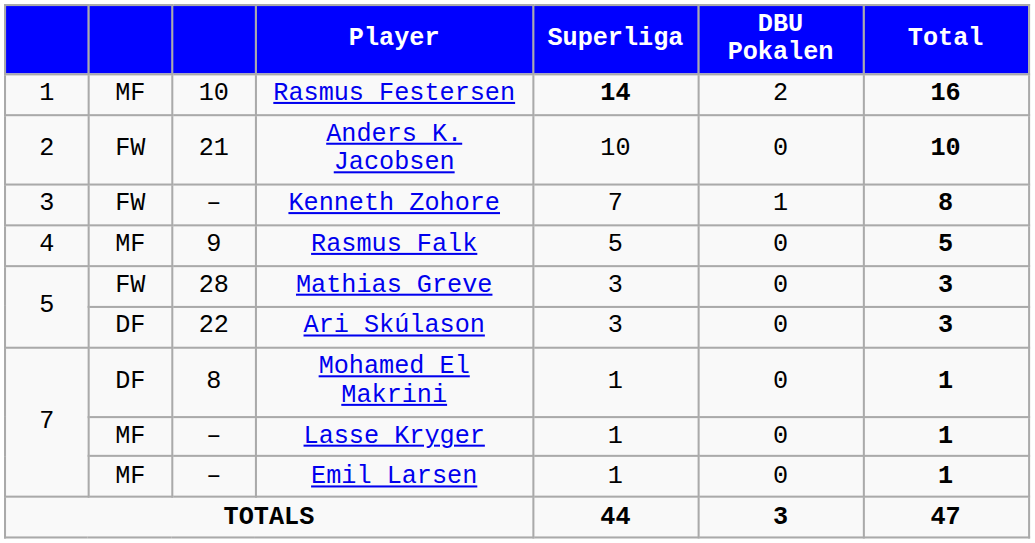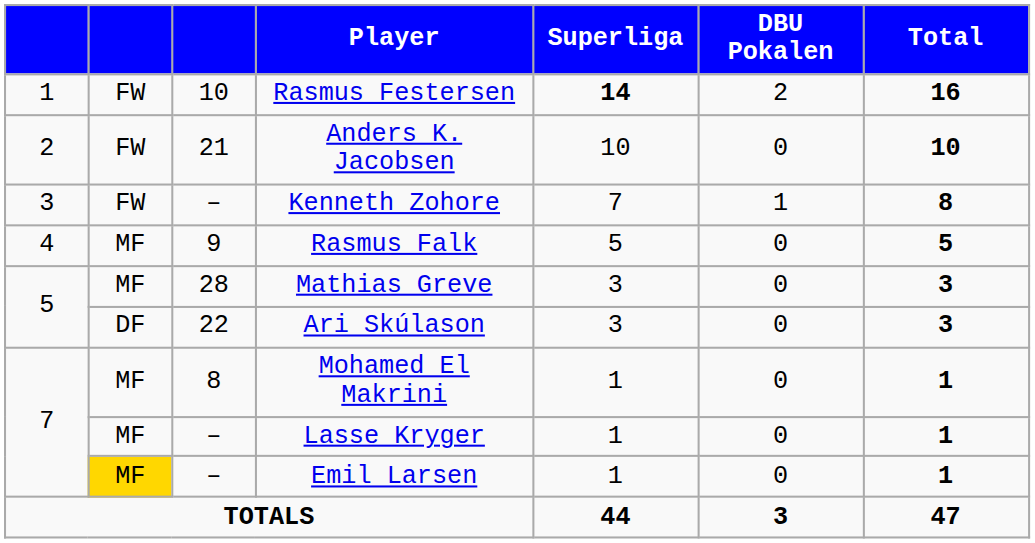(130, 95) MF -> (130, 95) FW
(130, 286) FW -> (130, 286) MF
(130, 382) DF -> (130, 382) MF
(130, 477) no background -> (130, 477) gold background
